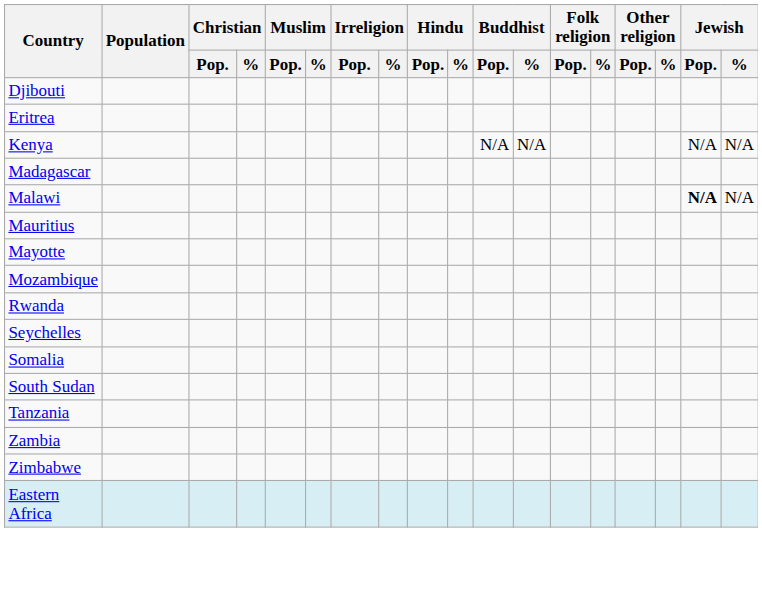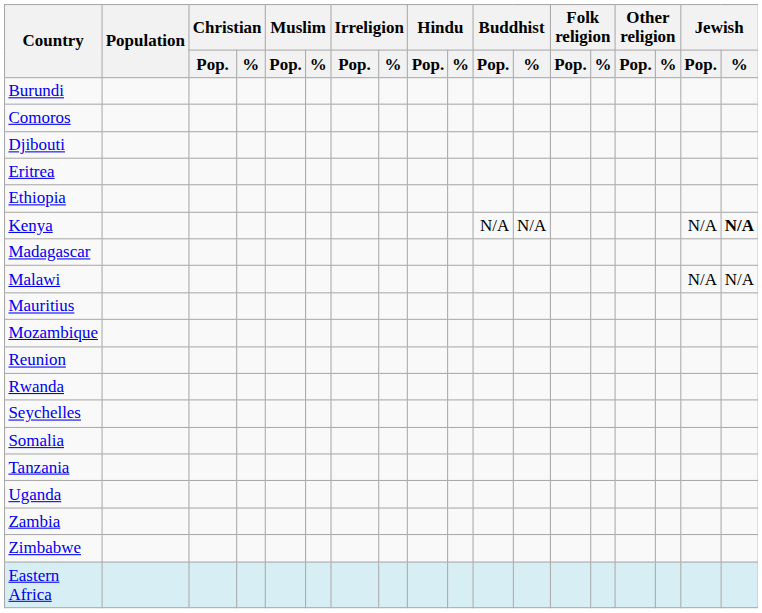+ row: (36, 90)
+ row: (40, 117)
+ row: (37, 198)
(739, 144) normal -> (739, 225) bold
(702, 198) bold -> (702, 279) normal
- row: (37, 252)
+ row: (37, 359)
- row: (52, 386)
+ row: (35, 494)
